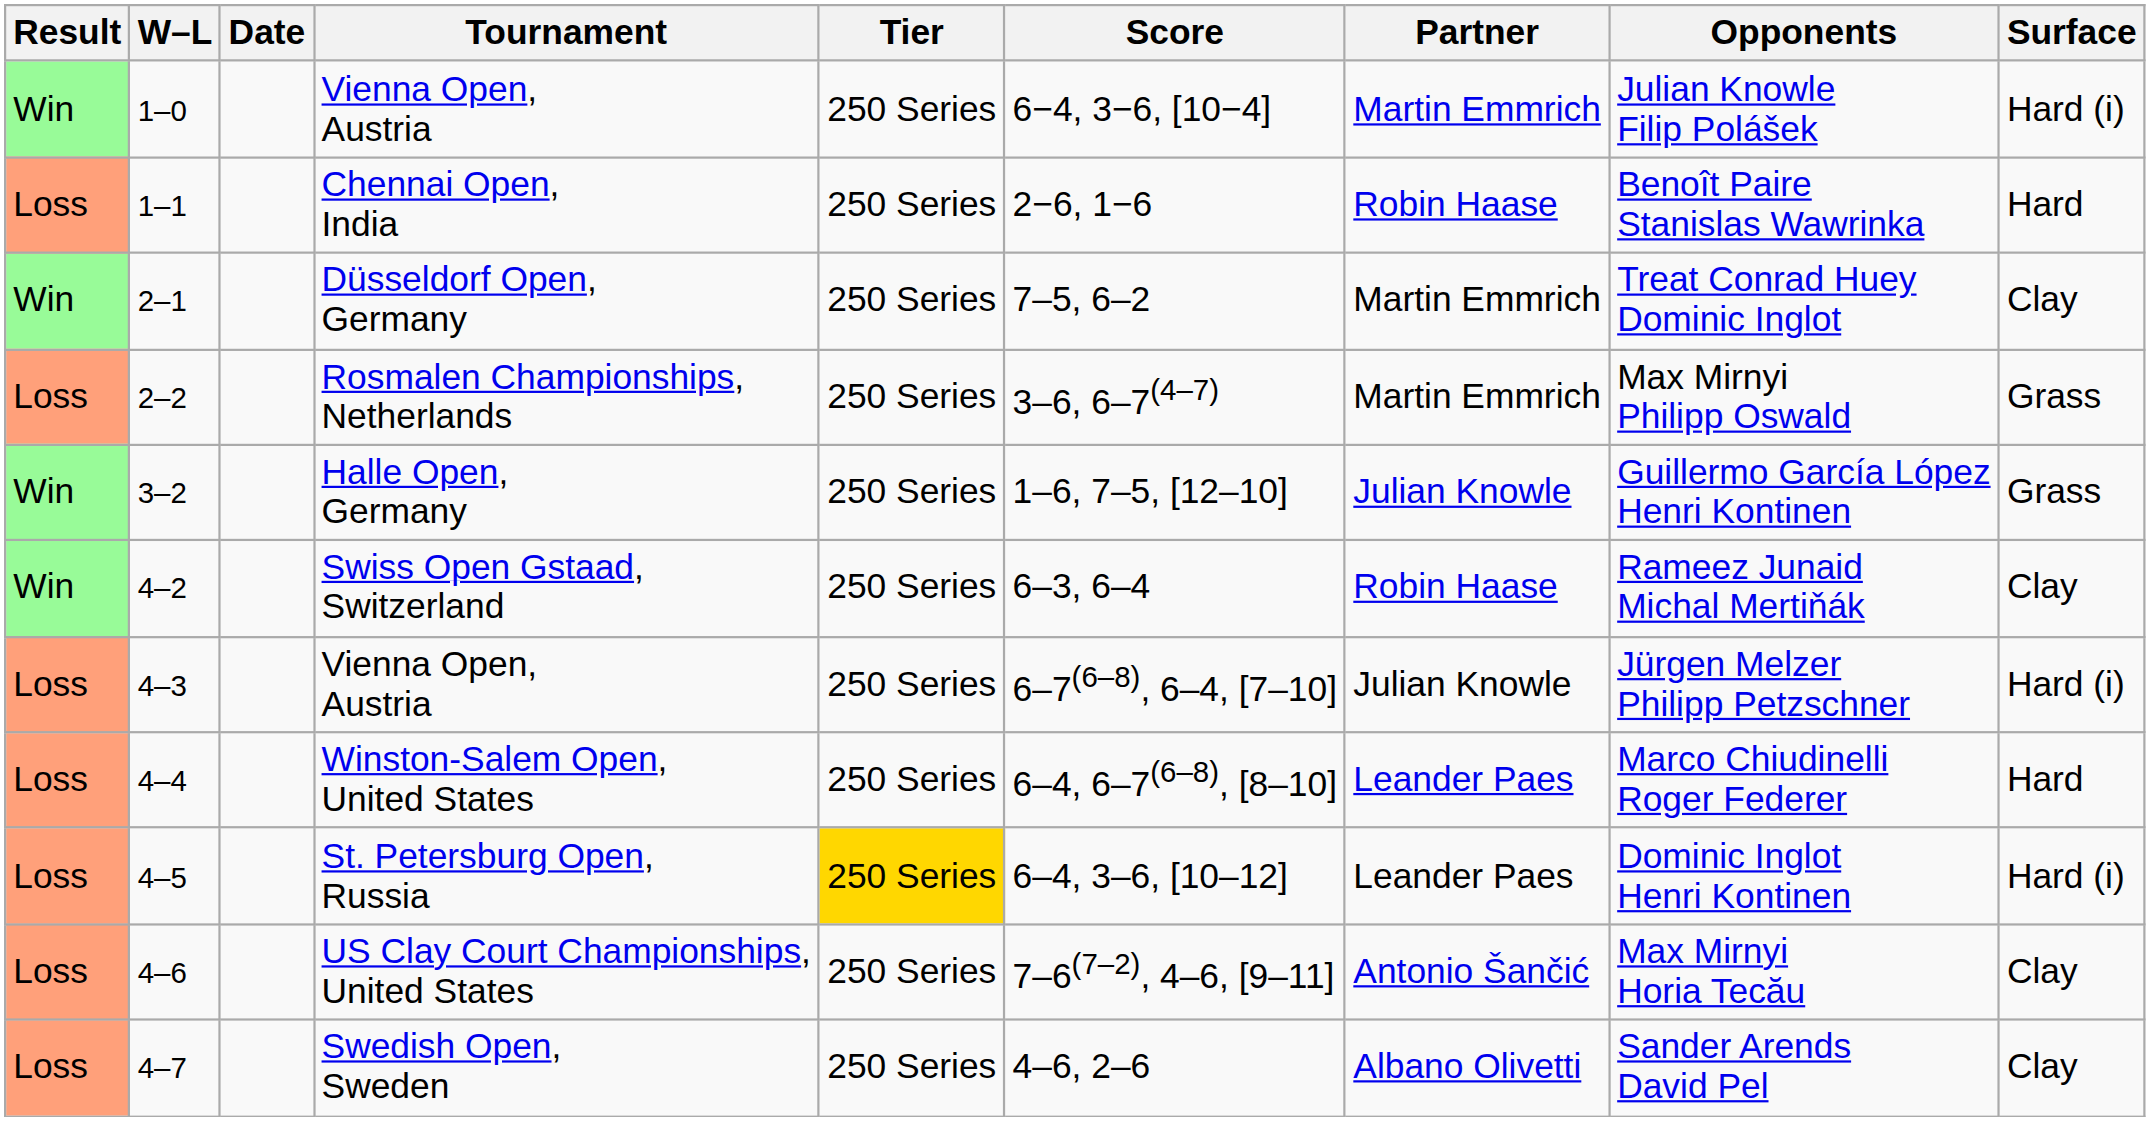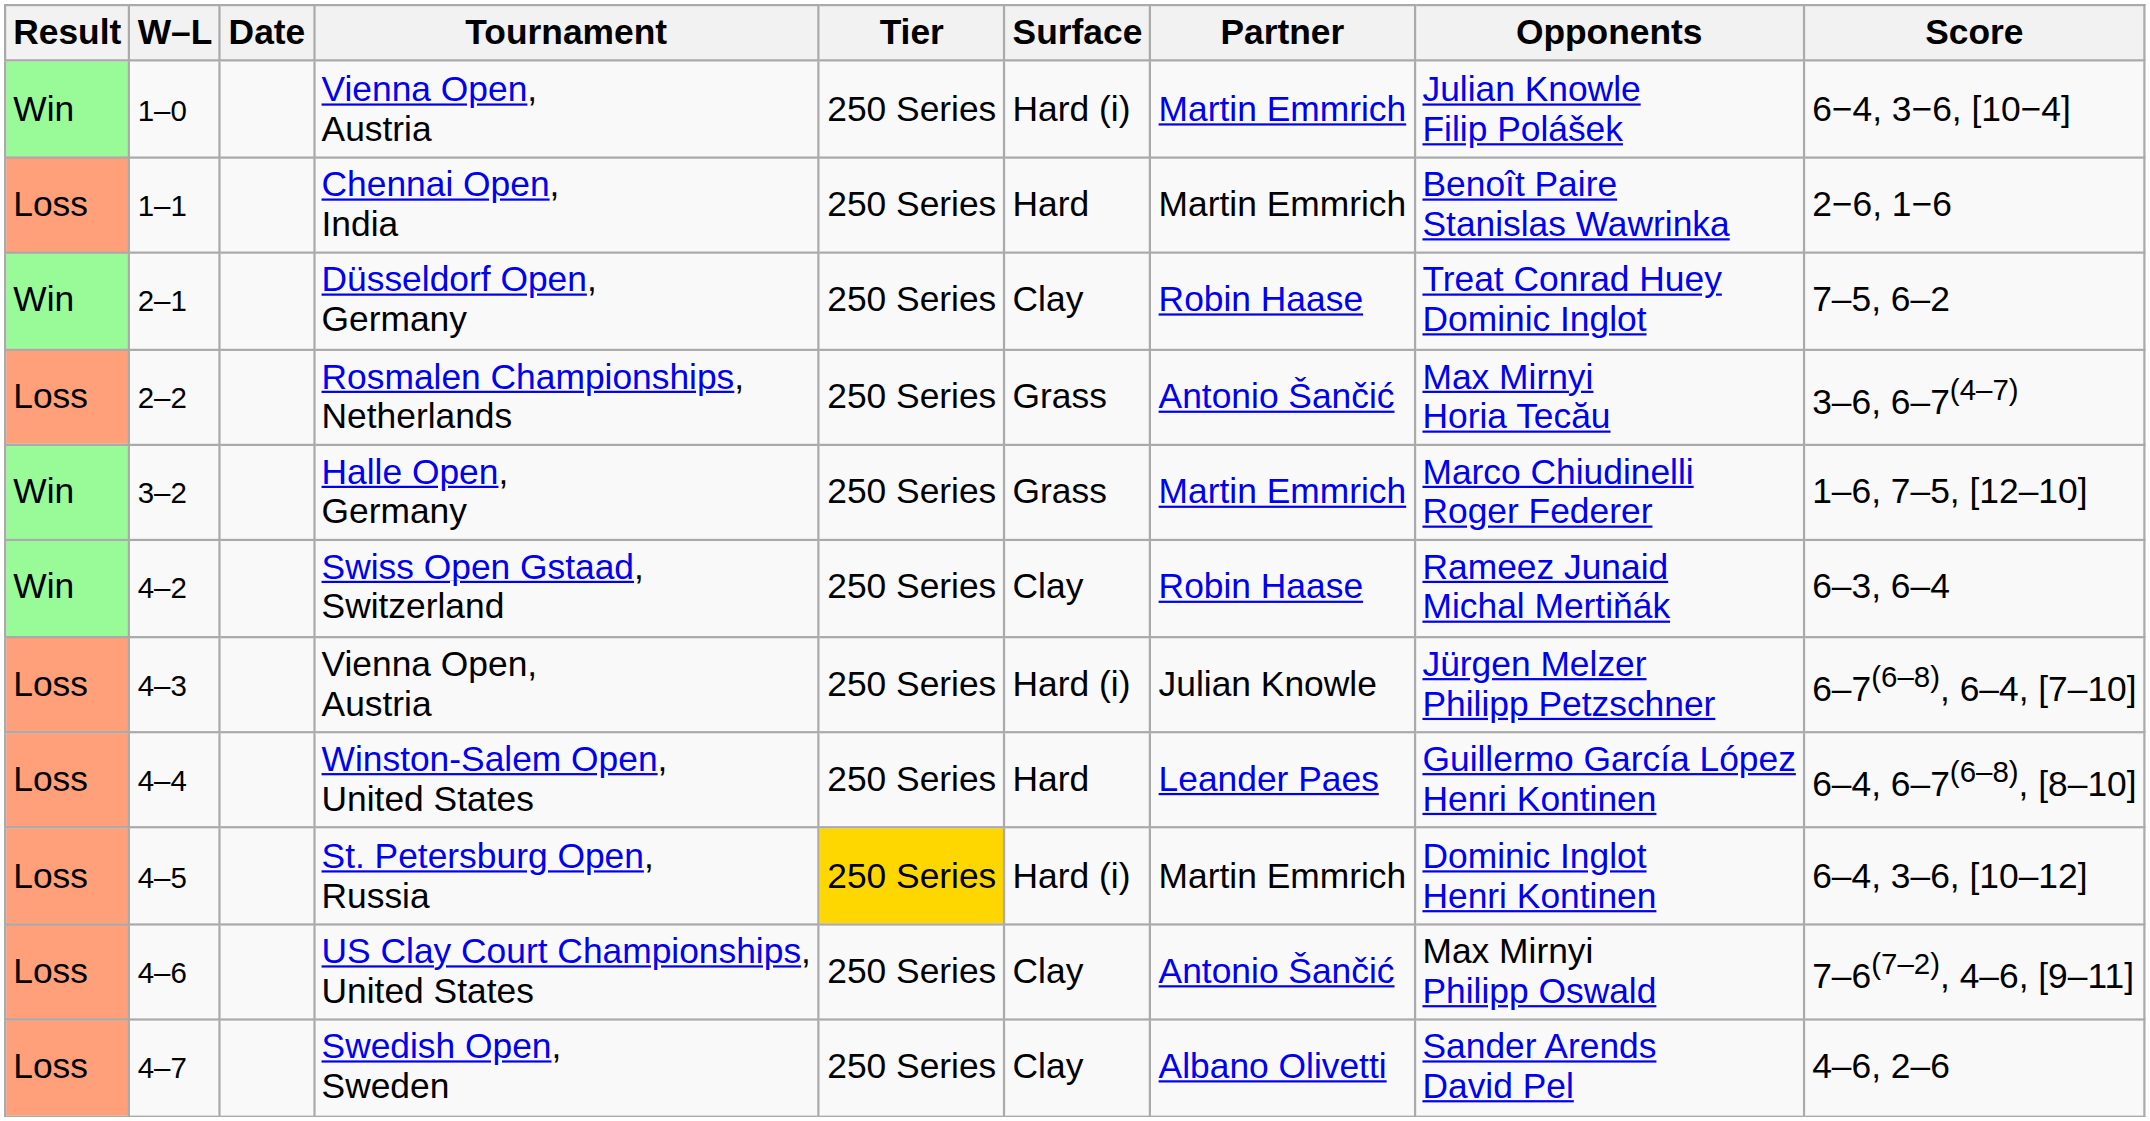columns swapped: (2072, 32) <-> (1175, 32)
(1456, 204) Robin Haase -> (1282, 204) Martin Emmrich
(1477, 300) Martin Emmrich -> (1261, 300) Robin Haase
(1477, 396) Martin Emmrich -> (1277, 396) Antonio Šančić
(1734, 396) Max Mirnyi Philipp Oswald -> (1517, 396) Max Mirnyi Horia Tecău
(1462, 491) Julian Knowle -> (1282, 491) Martin Emmrich
(1804, 491) Guillermo García López Henri Kontinen -> (1558, 491) Marco Chiudinelli Roger Federer
(1753, 779) Marco Chiudinelli Roger Federer -> (1609, 779) Guillermo García López Henri Kontinen
(1463, 875) Leander Paes -> (1282, 875) Martin Emmrich
(1711, 971) Max Mirnyi Horia Tecău -> (1539, 971) Max Mirnyi Philipp Oswald
